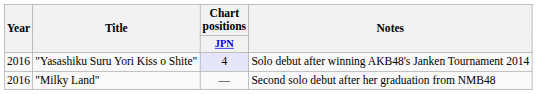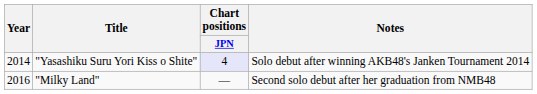(19, 61) 2016 -> (19, 61) 2014
